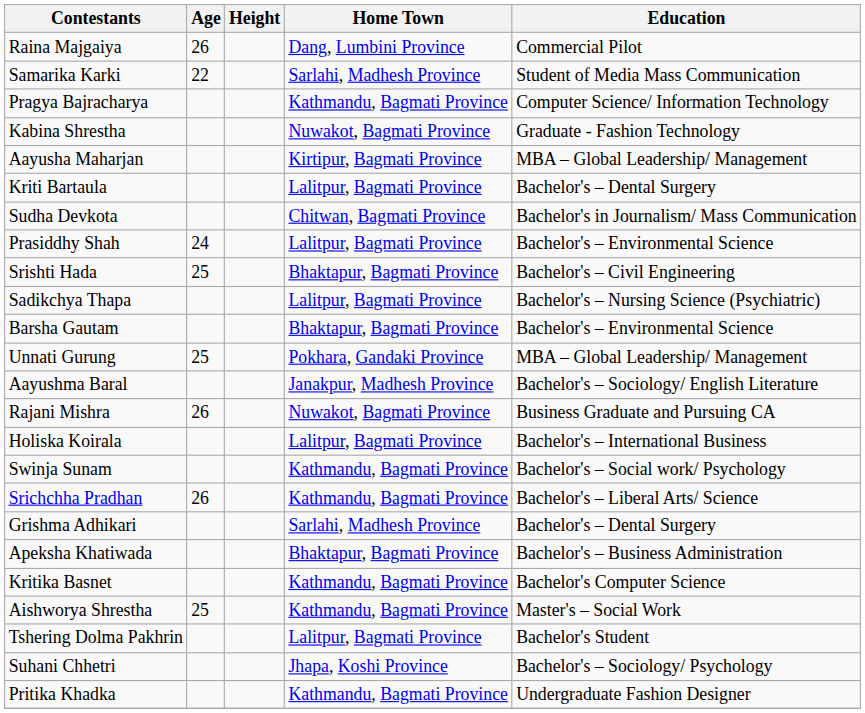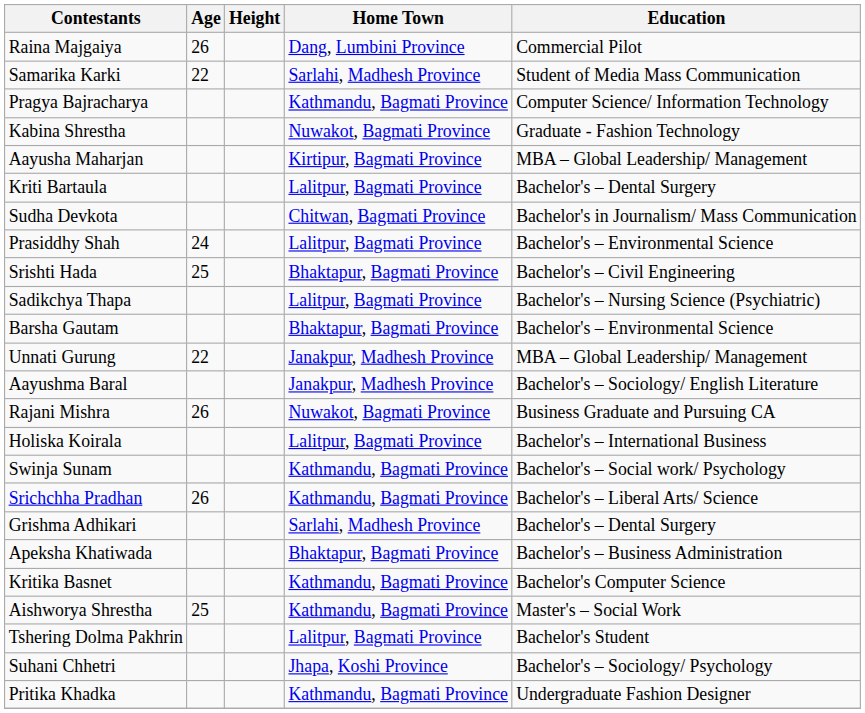(200, 356) 25 -> (200, 356) 22
(386, 356) Pokhara, Gandaki Province -> (391, 356) Janakpur, Madhesh Province
